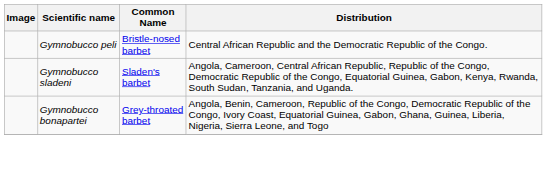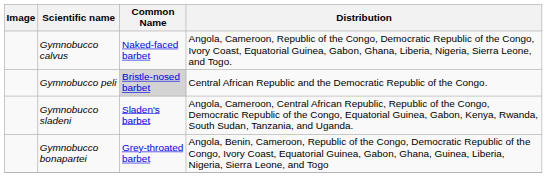+ row: (69, 50)
(151, 44) no background -> (151, 82) lightgrey background
